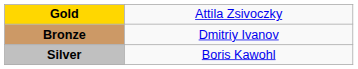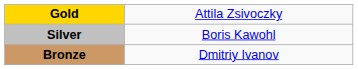rows swapped: (64, 54) <-> (64, 34)
